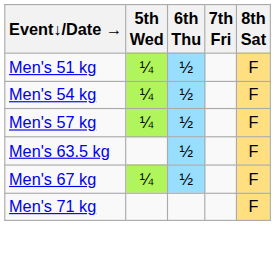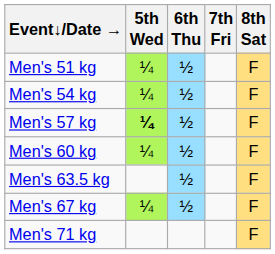(147, 123) normal -> (147, 123) bold
+ row: (53, 151)
